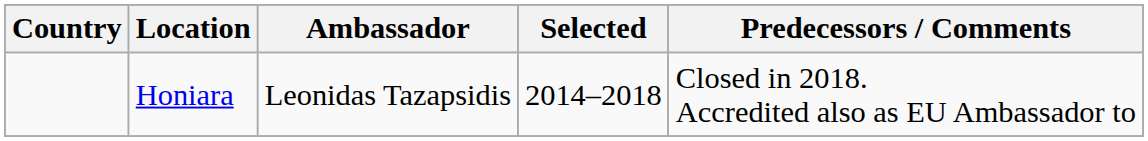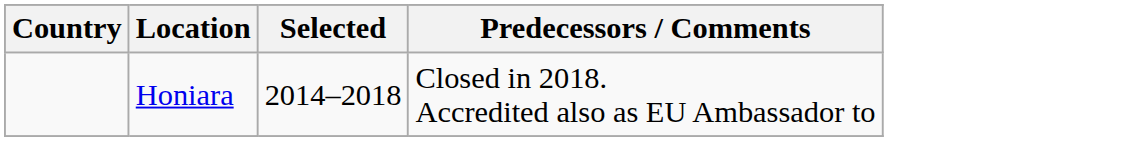- column: (388, 28)
